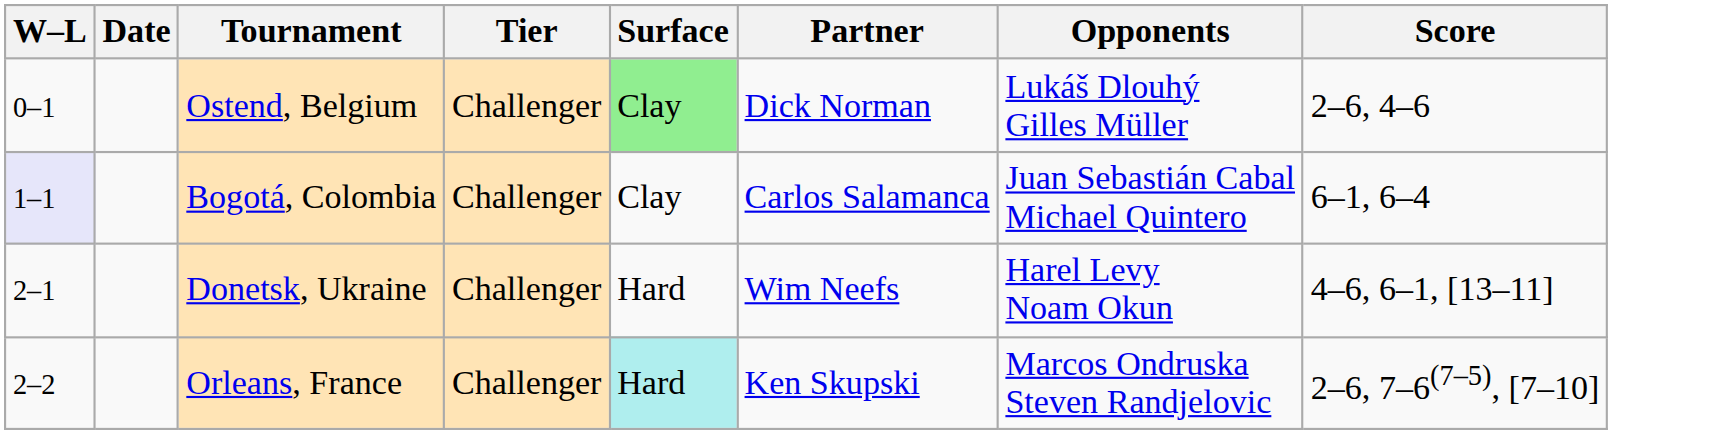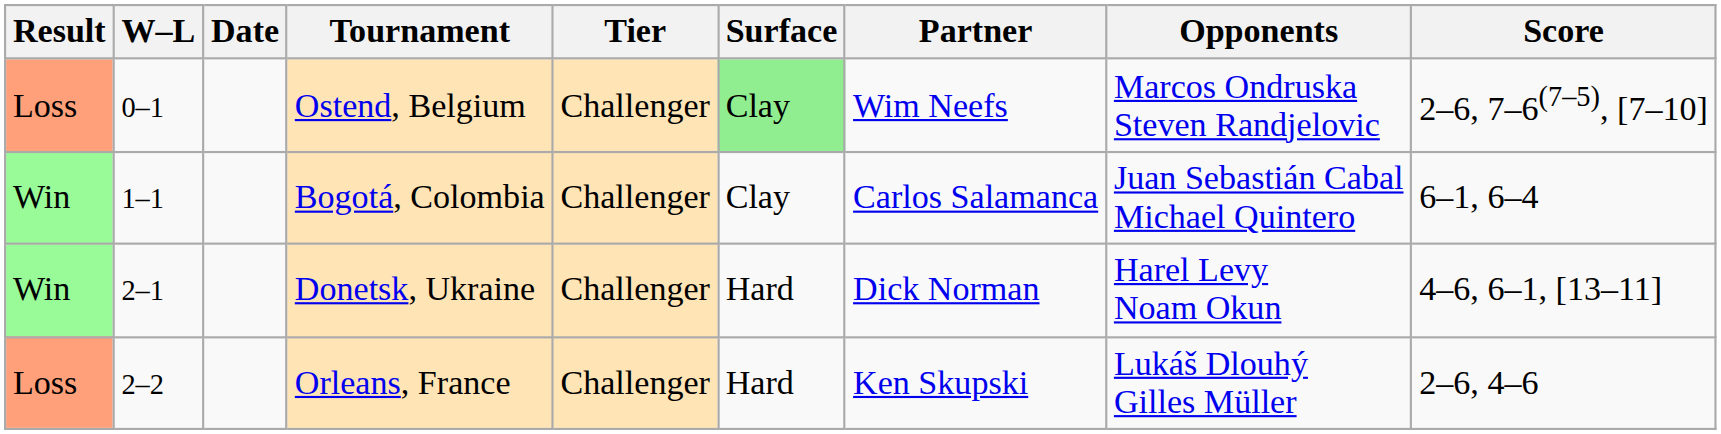+ column: (59, 31)
(838, 104) Dick Norman -> (930, 104) Wim Neefs
(1102, 104) Lukáš Dlouhý Gilles Müller -> (1247, 104) Marcos Ondruska Steven Randjelovic
(1370, 104) 2–6, 4–6 -> (1564, 104) 2–6, 7–6(7–5), [7–10]
(34, 199) lavender background -> (143, 199) no background
(822, 289) Wim Neefs -> (946, 289) Dick Norman
(651, 381) paleturquoise background -> (760, 381) no background
(1138, 381) Marcos Ondruska Steven Randjelovic -> (1211, 381) Lukáš Dlouhý Gilles Müller
(1455, 381) 2–6, 7–6(7–5), [7–10] -> (1479, 381) 2–6, 4–6
